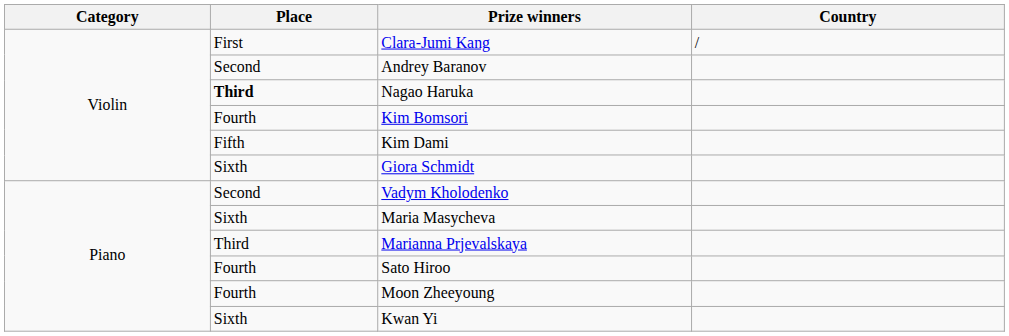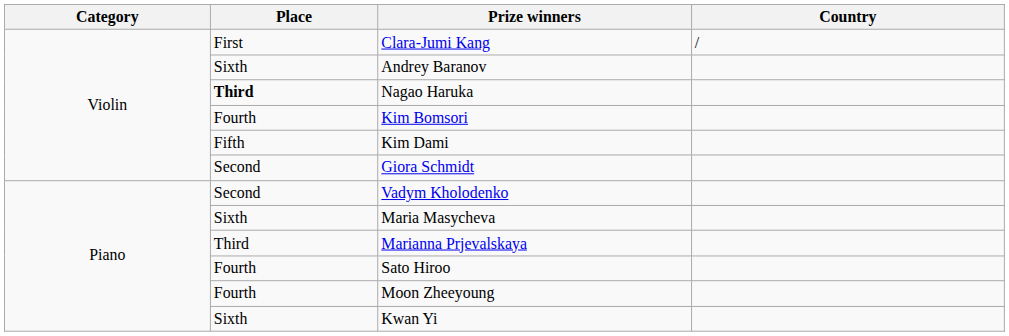(237, 67) Second -> (231, 67) Sixth
(231, 167) Sixth -> (237, 167) Second
